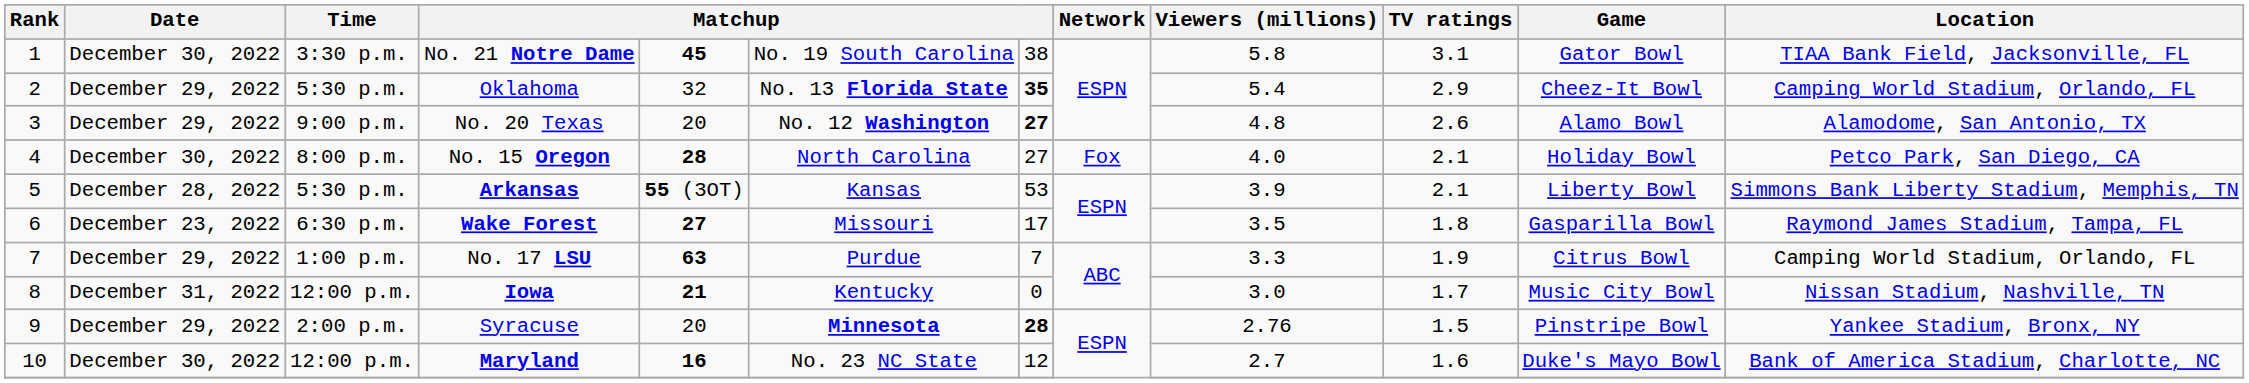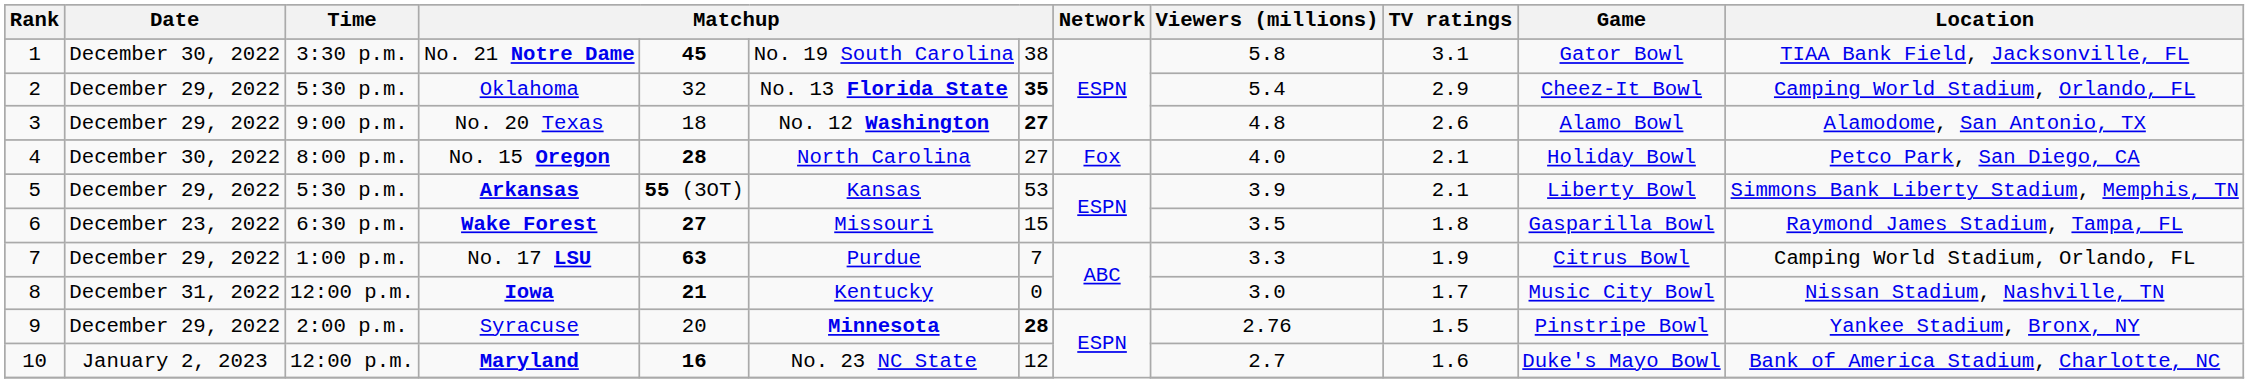(694, 124) 20 -> (694, 124) 18
(175, 191) December 28, 2022 -> (175, 191) December 29, 2022
(1036, 225) 17 -> (1036, 225) 15
(175, 361) December 30, 2022 -> (175, 361) January 2, 2023
